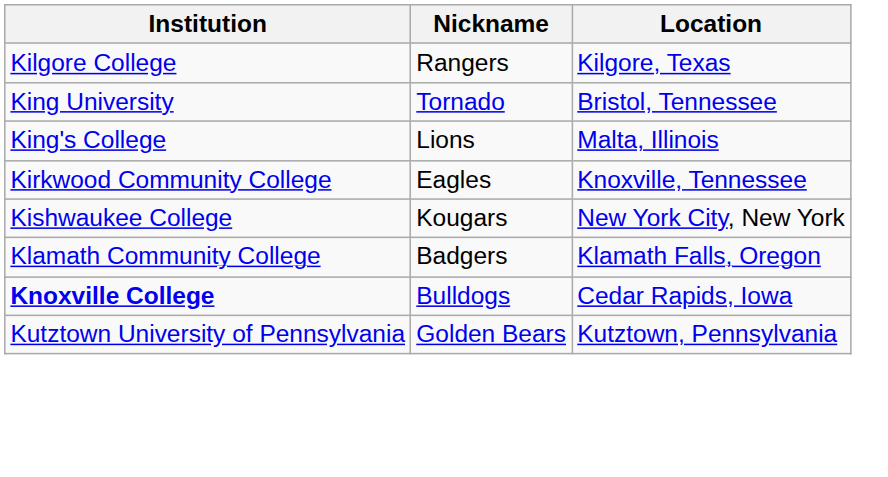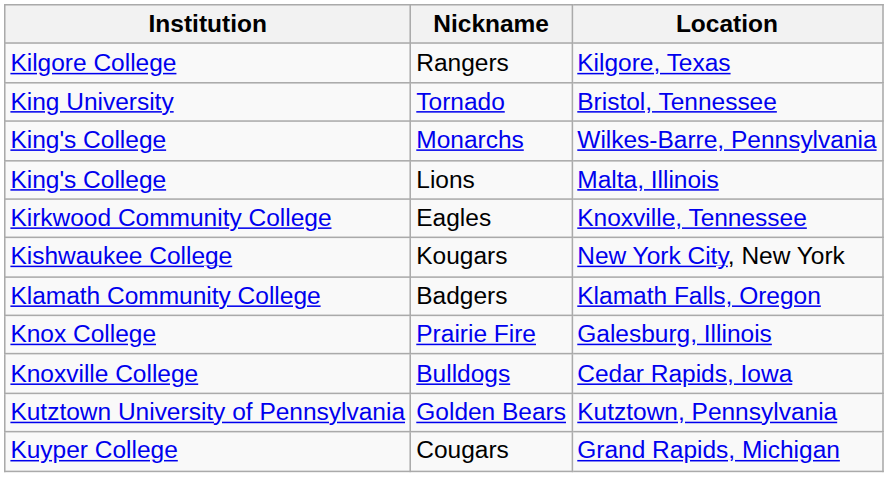+ row: (470, 140)
+ row: (476, 334)
(112, 295) bold -> (104, 373) normal
+ row: (463, 450)
